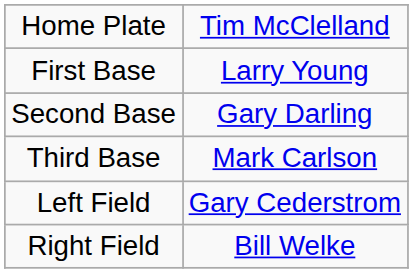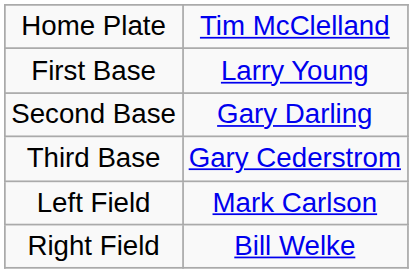(295, 158) Mark Carlson -> (295, 158) Gary Cederstrom
(295, 202) Gary Cederstrom -> (295, 202) Mark Carlson
